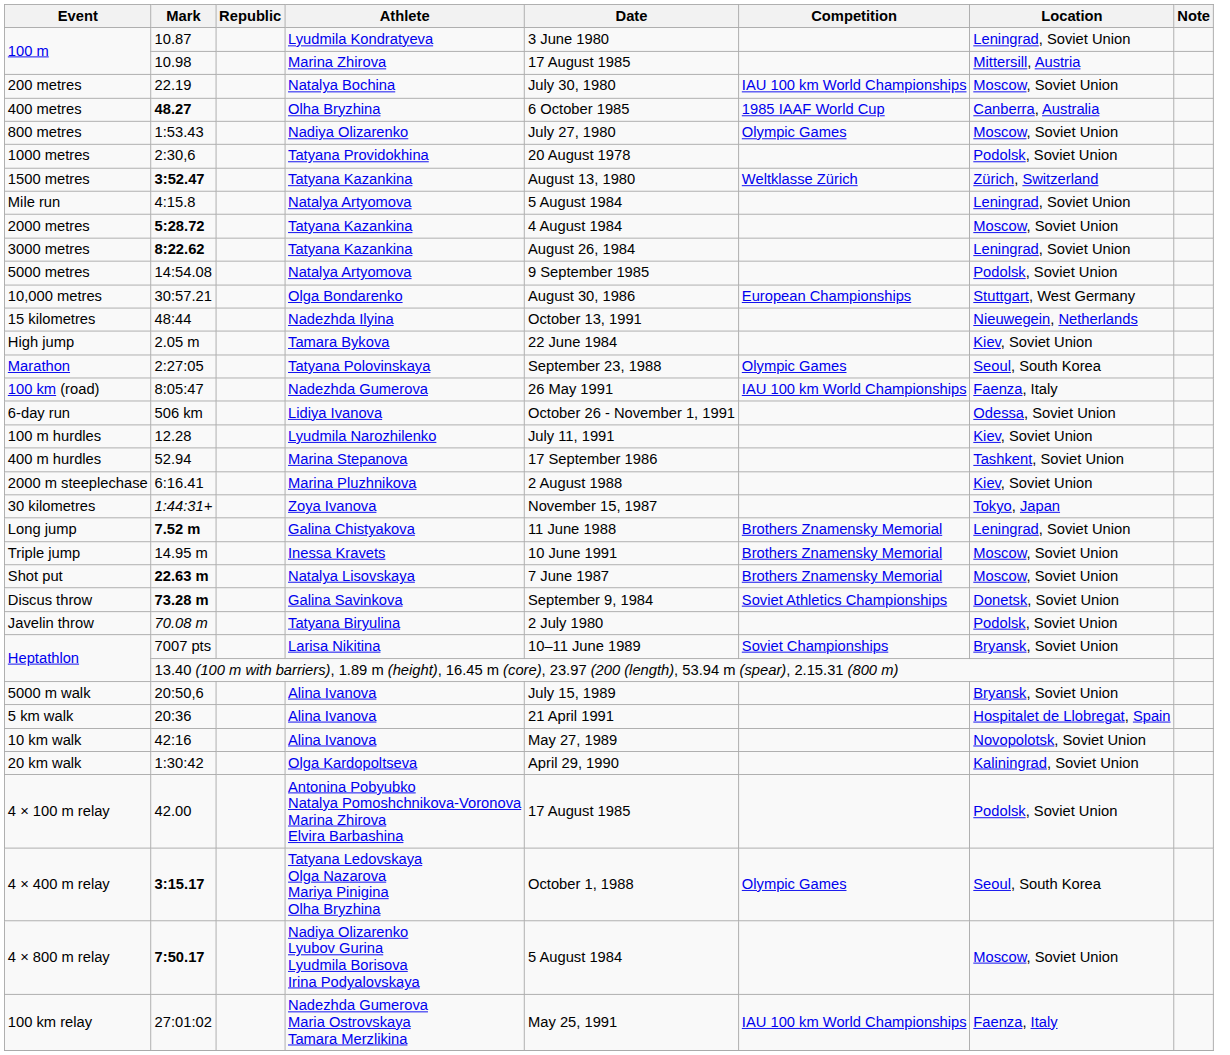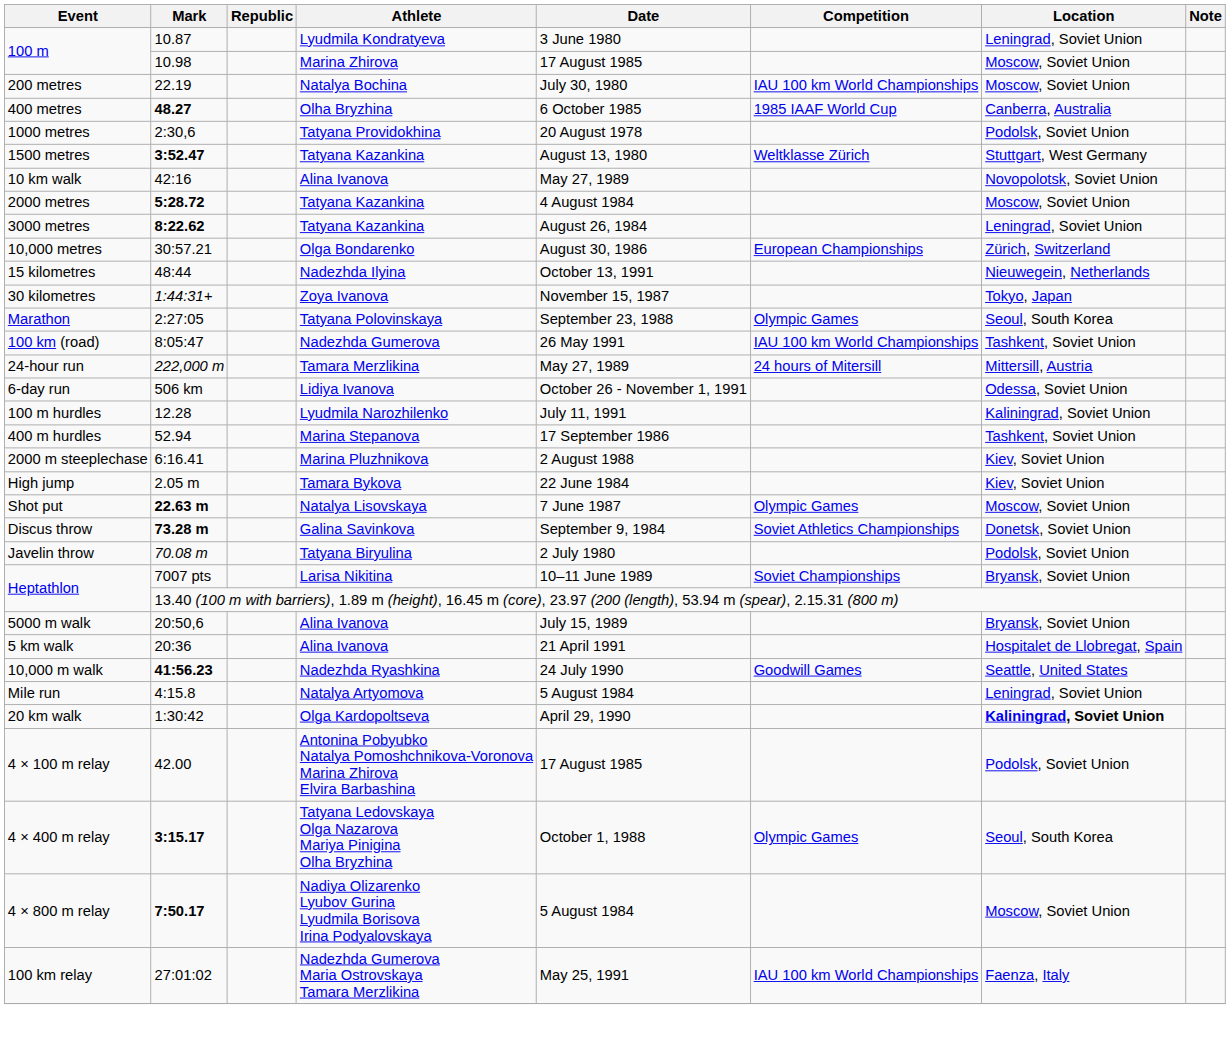(1027, 62) Mittersill, Austria -> (1058, 62) Moscow, Soviet Union
- row: (45, 132)
(1036, 179) Zürich, Switzerland -> (1066, 156) Stuttgart, West Germany
rows swapped: (34, 202) <-> (45, 739)
- row: (49, 272)
(1054, 296) Stuttgart, West Germany -> (1048, 249) Zürich, Switzerland
rows swapped: (52, 506) <-> (41, 343)
(1015, 389) Faenza, Italy -> (1060, 343) Tashkent, Soviet Union
+ row: (46, 366)
(1033, 436) Kiev, Soviet Union -> (1068, 413) Kaliningrad, Soviet Union
- row: (42, 529)
- row: (44, 553)
(842, 576) Brothers Znamensky Memorial -> (806, 506) Olympic Games
+ row: (55, 669)
(1056, 763) normal -> (1075, 716) bold
